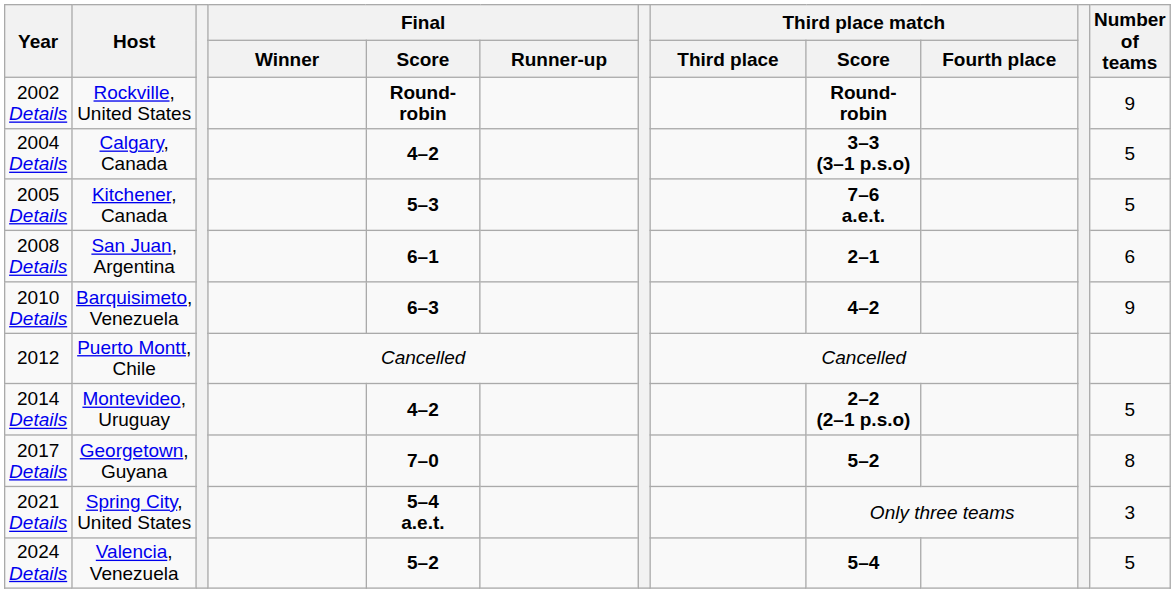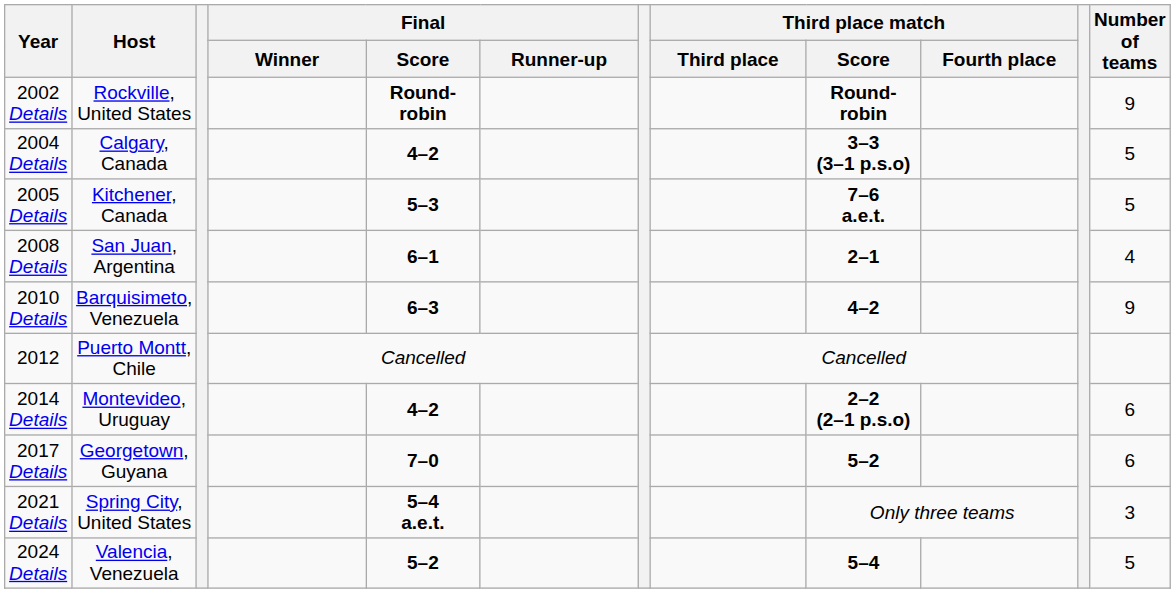(1130, 256) 6 -> (1130, 256) 4
(1130, 410) 5 -> (1130, 410) 6
(1130, 461) 8 -> (1130, 461) 6
